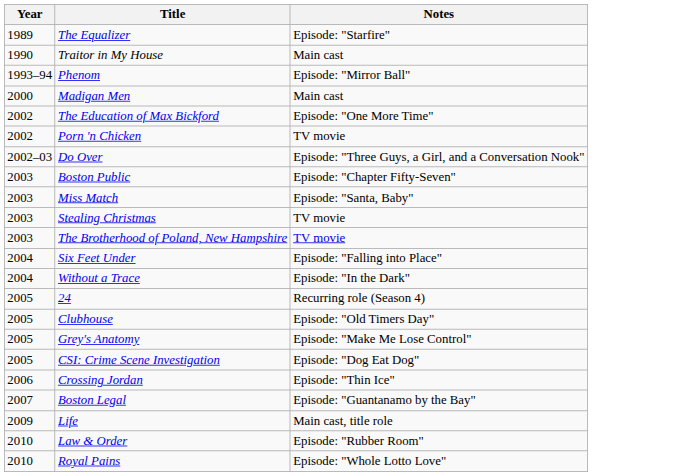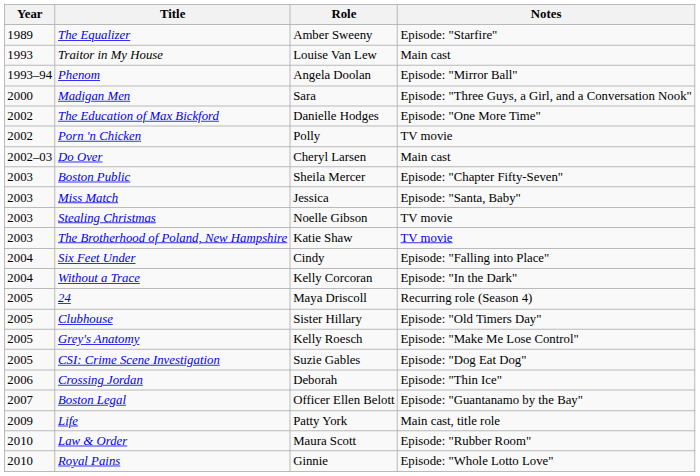+ column: (344, 14)
(20, 55) 1990 -> (20, 55) 1993
(318, 95) Main cast -> (546, 95) Episode: "Three Guys, a Girl, and a Conversation Nook"
(439, 156) Episode: "Three Guys, a Girl, and a Conversation Nook" -> (426, 156) Main cast
